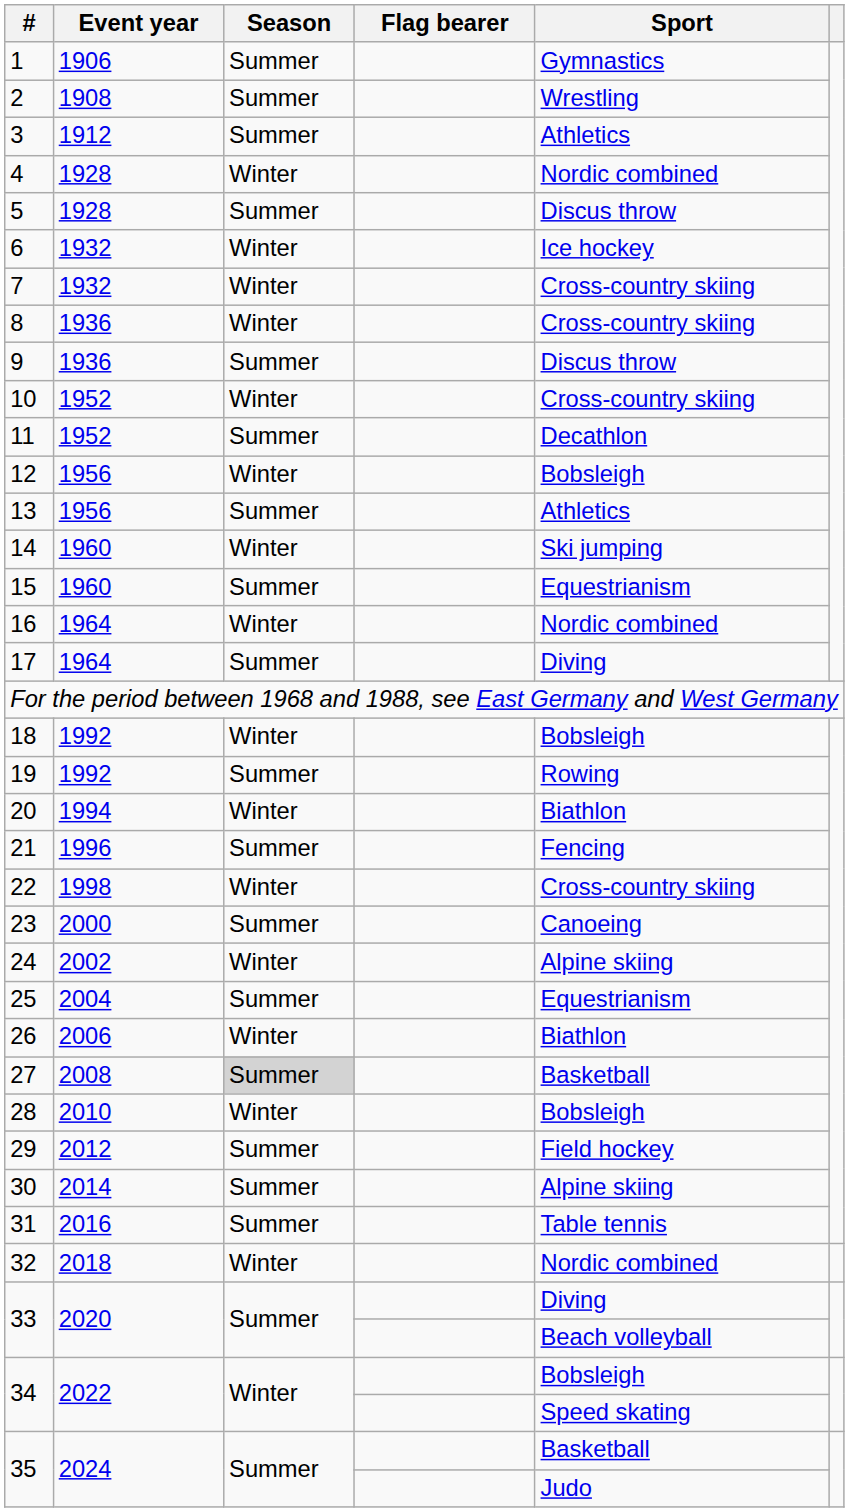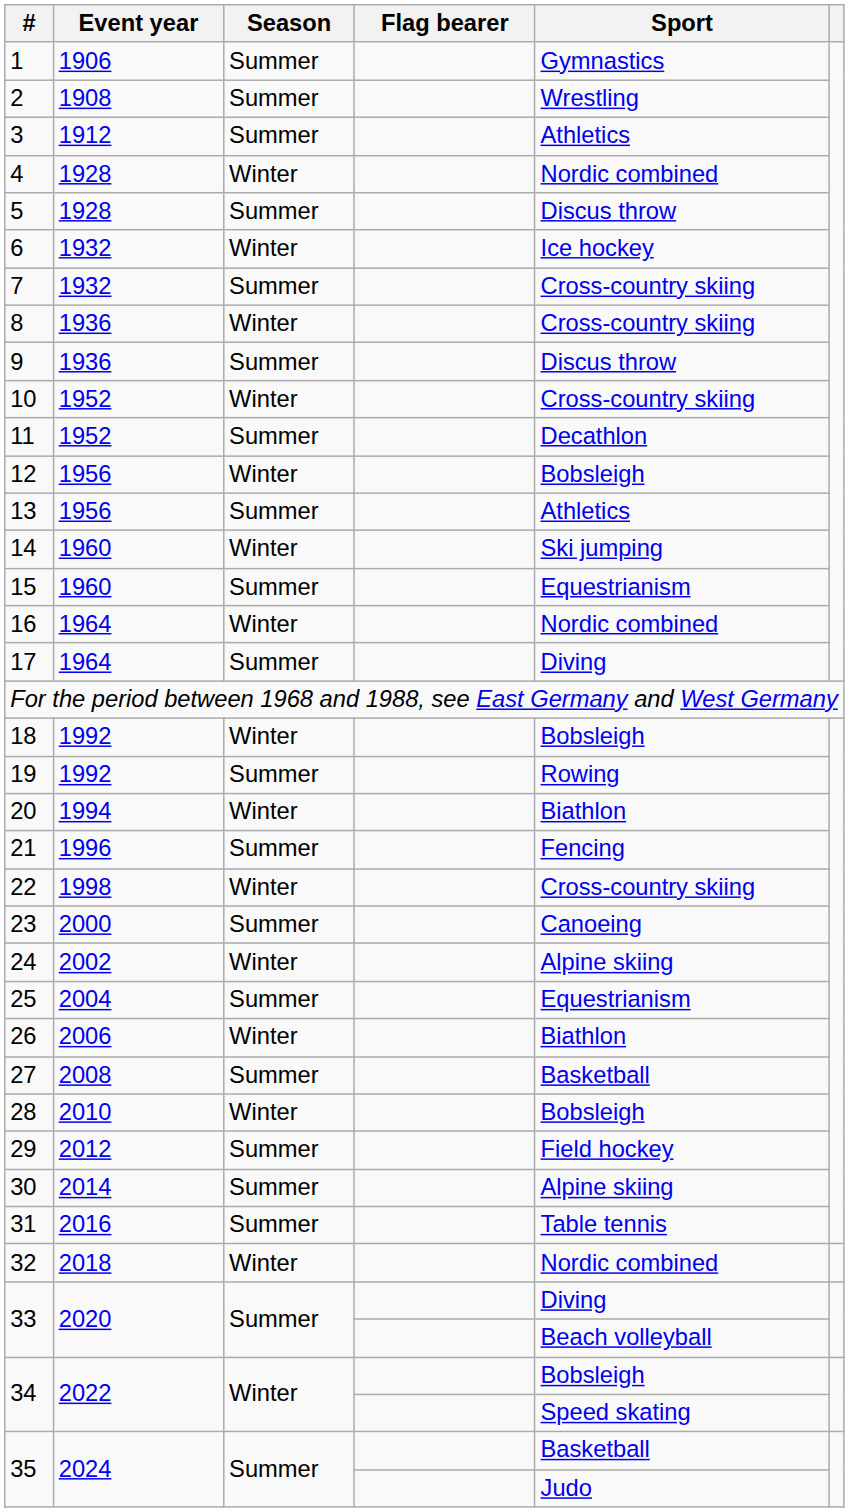(263, 286) Winter -> (274, 286) Summer
(274, 1074) lightgrey background -> (274, 1074) no background
